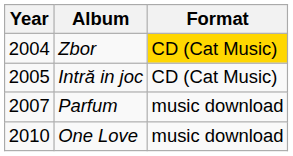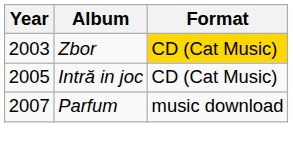(29, 48) 2004 -> (29, 48) 2003
- row: (98, 135)
